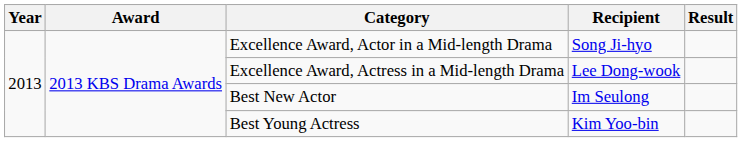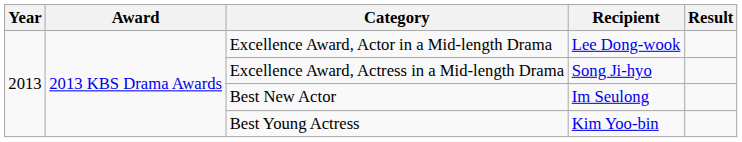(612, 44) Song Ji-hyo -> (626, 44) Lee Dong-wook
(626, 70) Lee Dong-wook -> (612, 70) Song Ji-hyo
